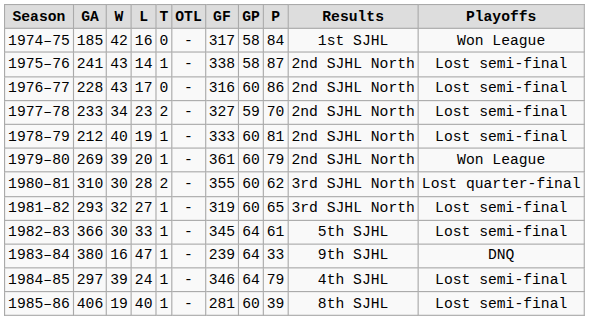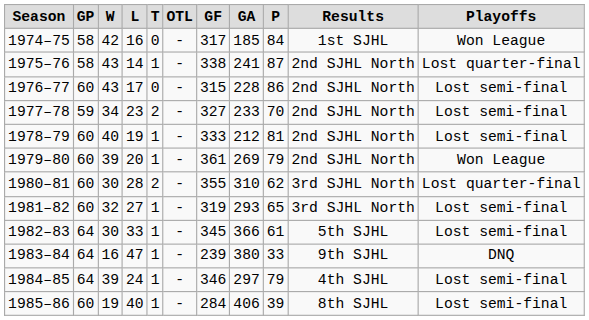columns swapped: (251, 17) <-> (90, 17)
(501, 64) Lost semi-final -> (501, 64) Lost quarter-final
(222, 88) 316 -> (213, 88) 315
(222, 304) 281 -> (213, 304) 284
